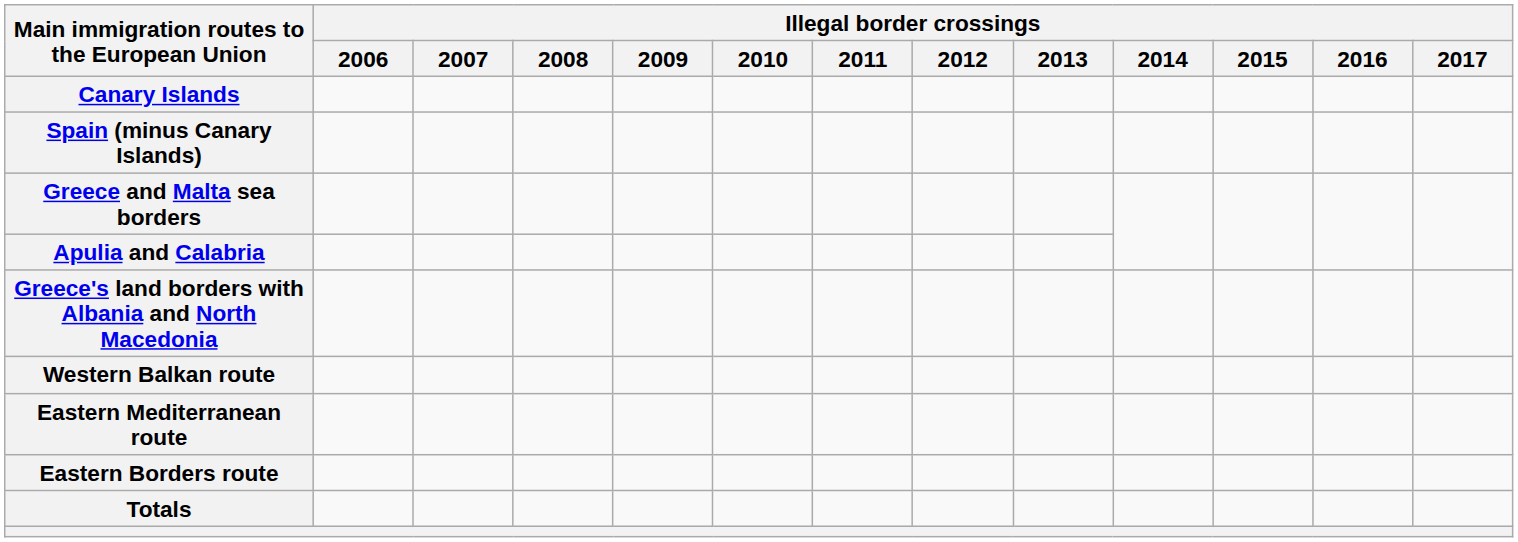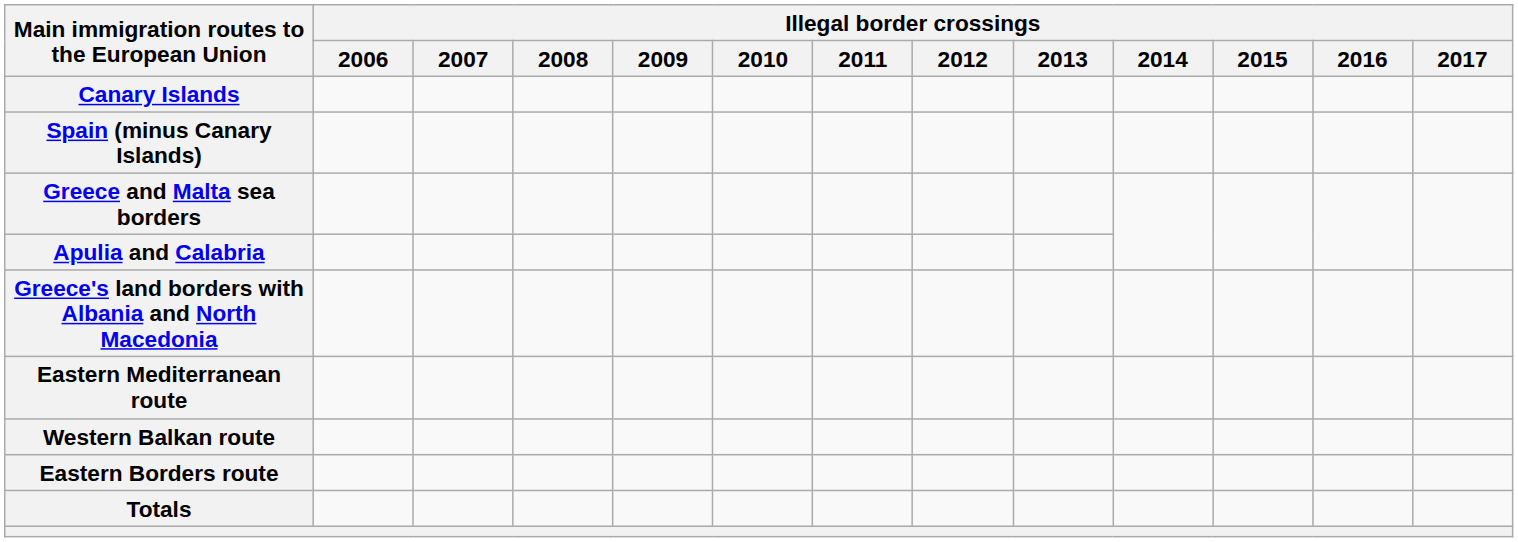rows swapped: (159, 375) <-> (159, 424)
